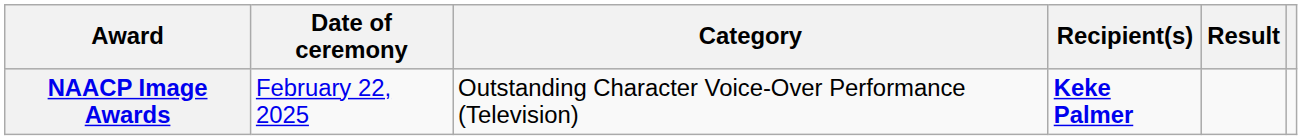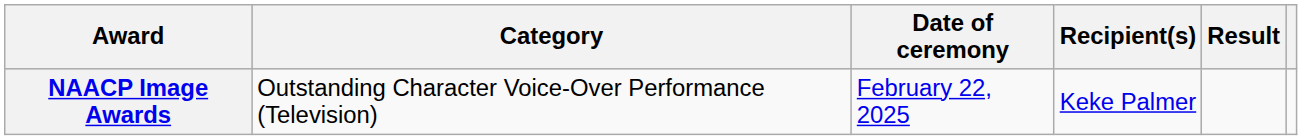columns swapped: (351, 36) <-> (750, 36)
(1093, 101) bold -> (1128, 101) normal
